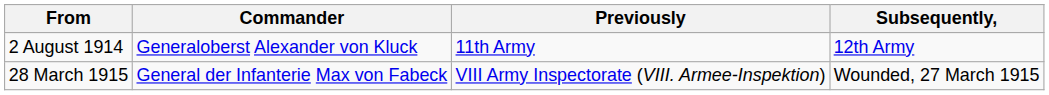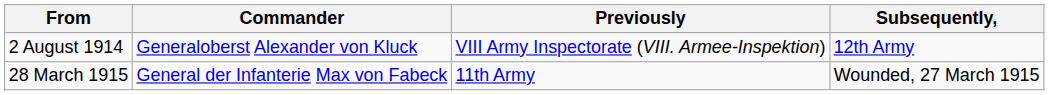(495, 47) 11th Army -> (640, 47) VIII Army Inspectorate (VIII. Armee-Inspektion)
(640, 75) VIII Army Inspectorate (VIII. Armee-Inspektion) -> (495, 75) 11th Army
